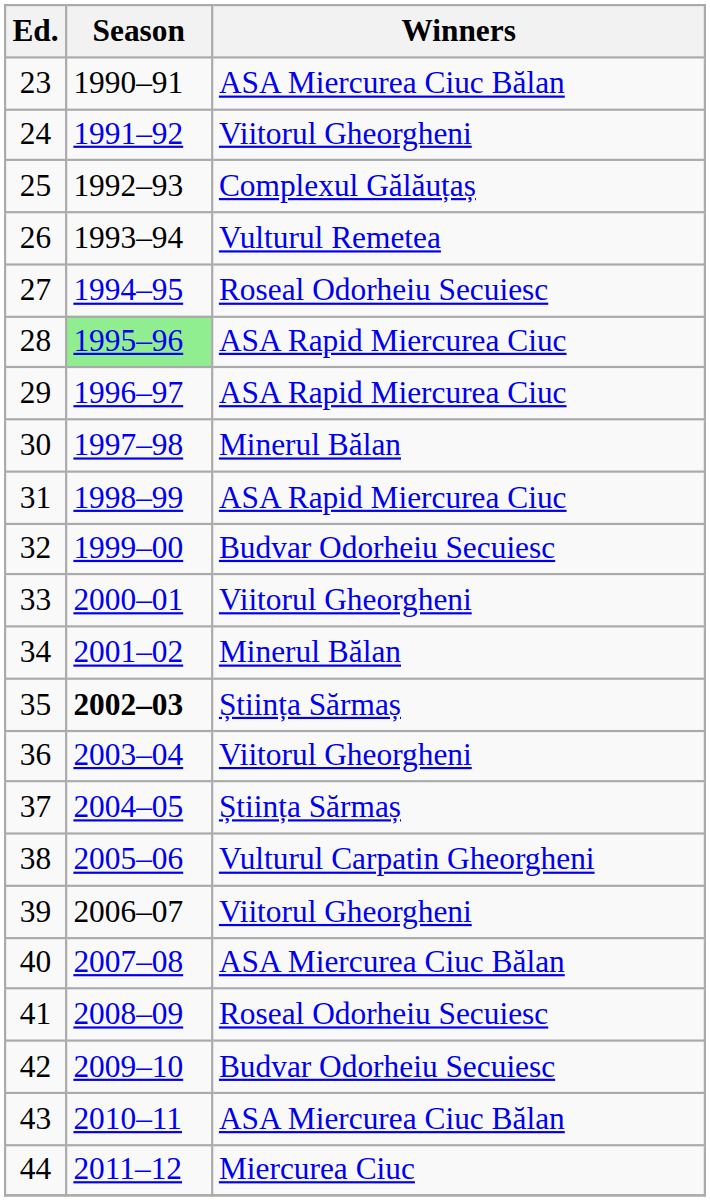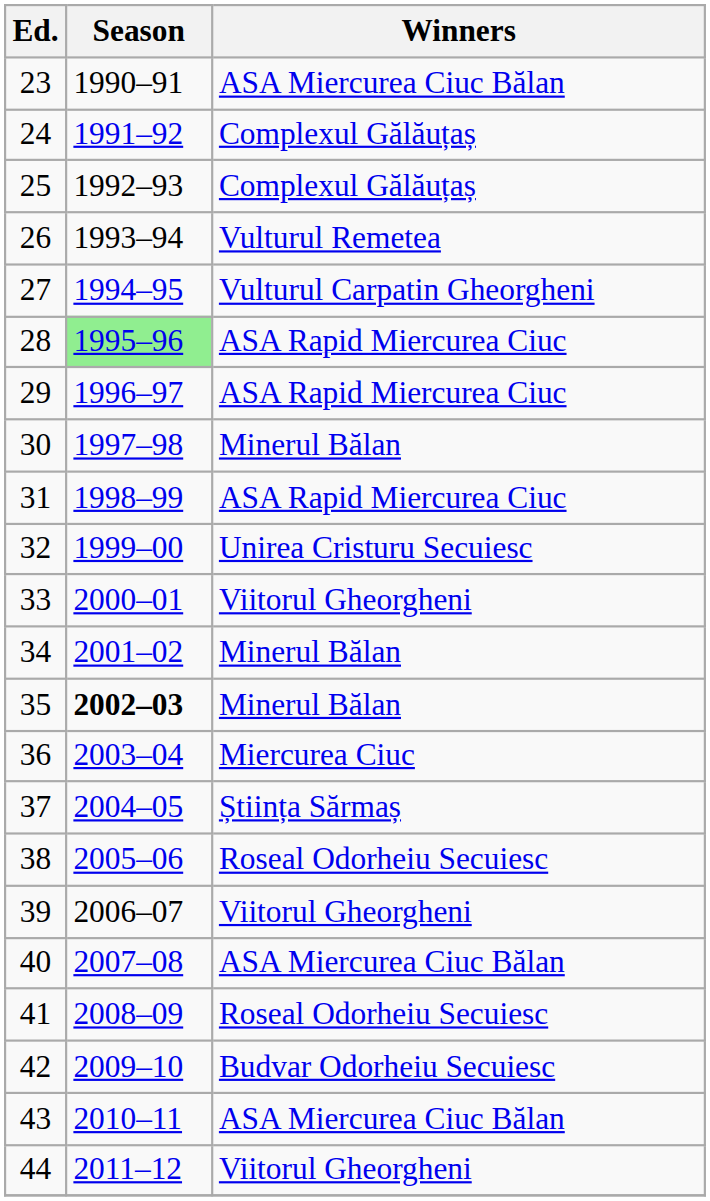(345, 134) Viitorul Gheorgheni -> (347, 134) Complexul Gălăuțaș
(384, 289) Roseal Odorheiu Secuiesc -> (407, 289) Vulturul Carpatin Gheorgheni
(387, 548) Budvar Odorheiu Secuiesc -> (376, 548) Unirea Cristuru Secuiesc
(310, 703) Știința Sărmaș -> (310, 703) Minerul Bălan
(345, 755) Viitorul Gheorgheni -> (317, 755) Miercurea Ciuc
(407, 859) Vulturul Carpatin Gheorgheni -> (384, 859) Roseal Odorheiu Secuiesc
(317, 1169) Miercurea Ciuc -> (345, 1169) Viitorul Gheorgheni
